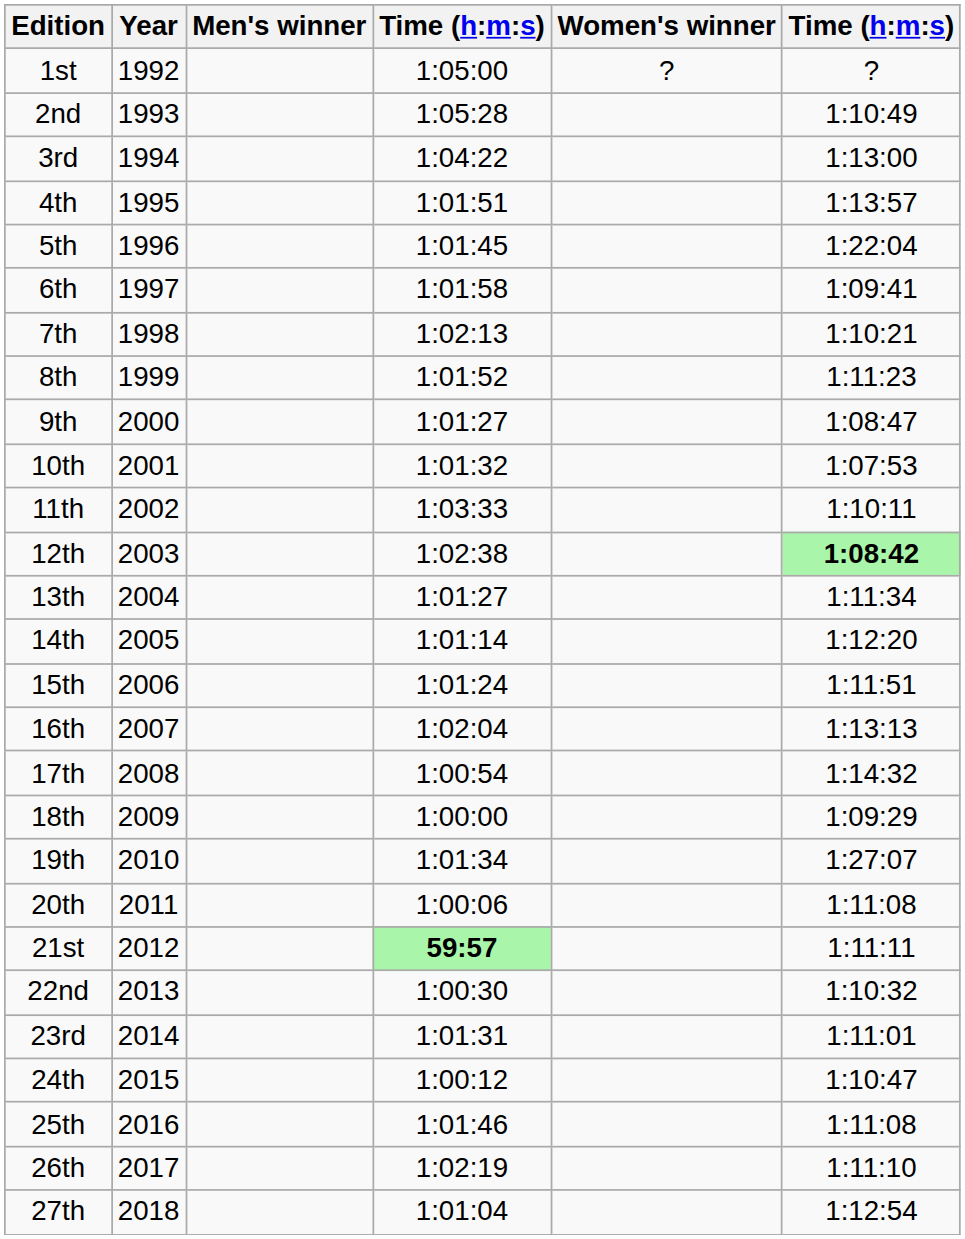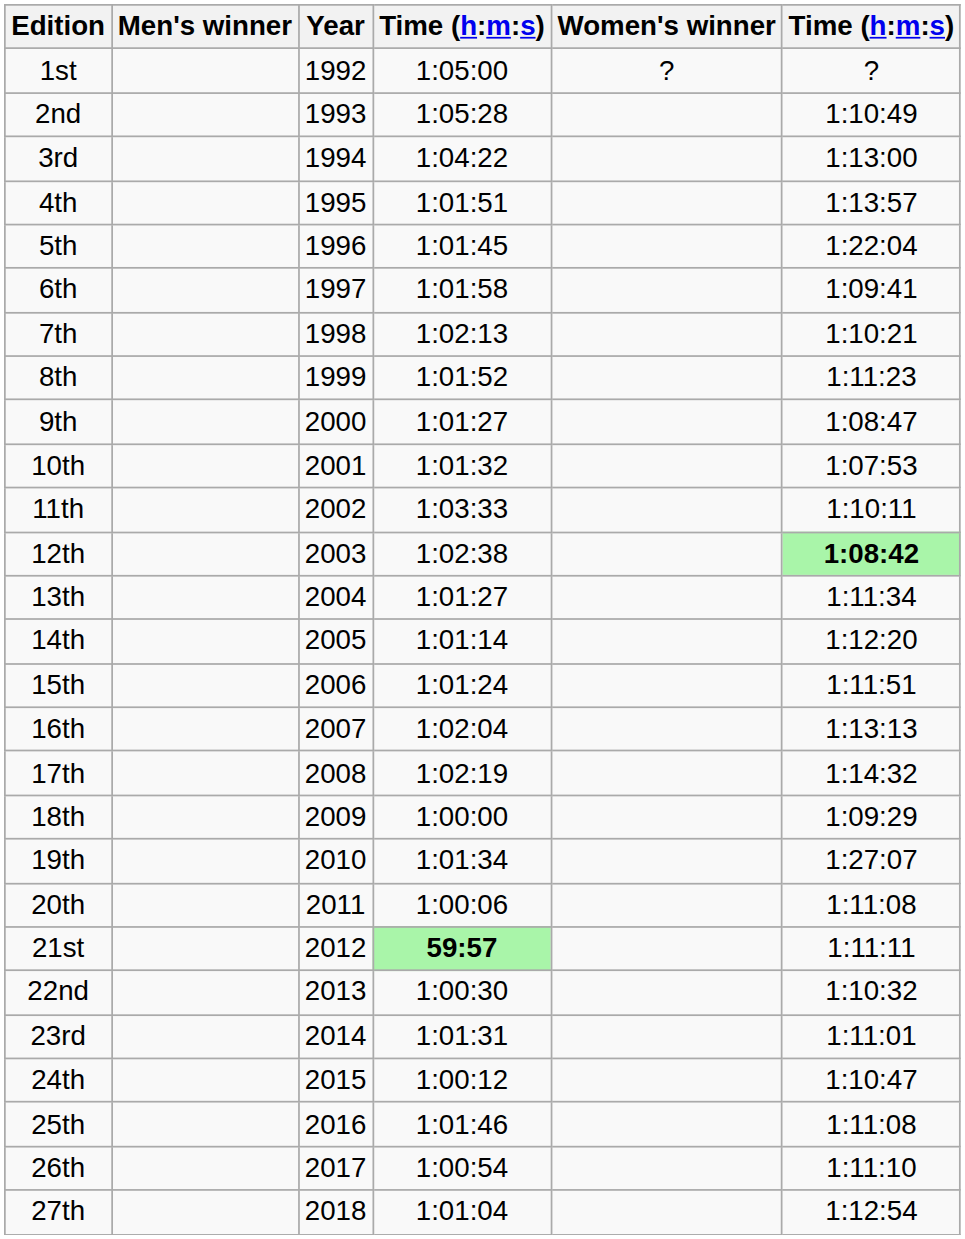columns swapped: (149, 26) <-> (279, 26)
(462, 772) 1:00:54 -> (462, 772) 1:02:19
(462, 1167) 1:02:19 -> (462, 1167) 1:00:54
